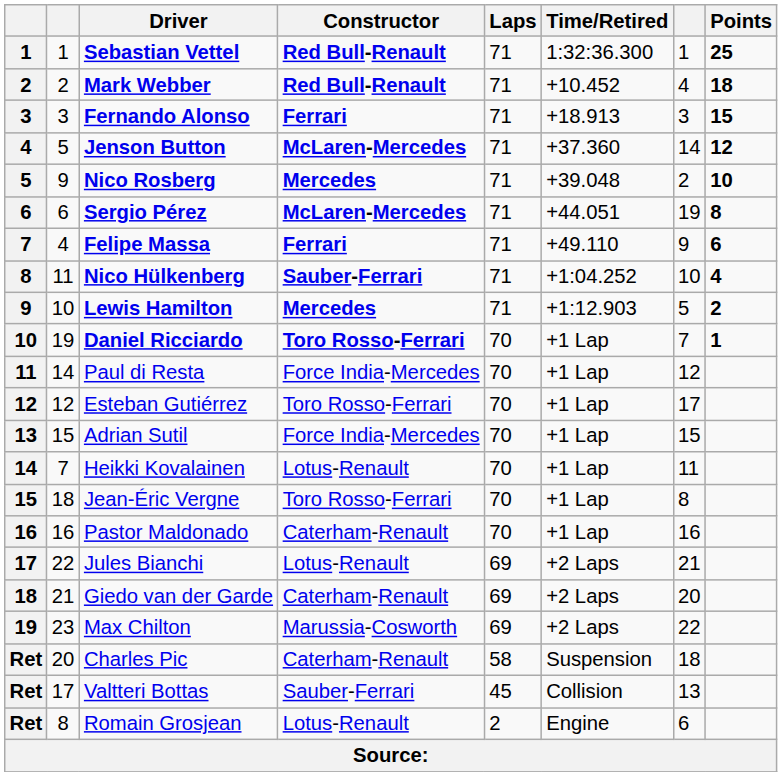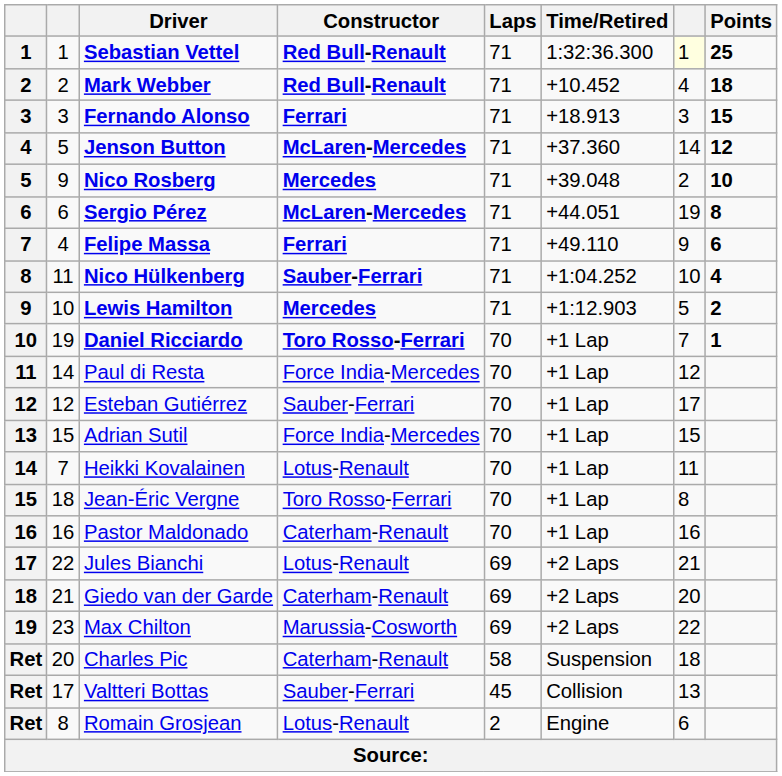(684, 52) no background -> (684, 52) lightyellow background
(367, 404) Toro Rosso-Ferrari -> (349, 404) Sauber-Ferrari
